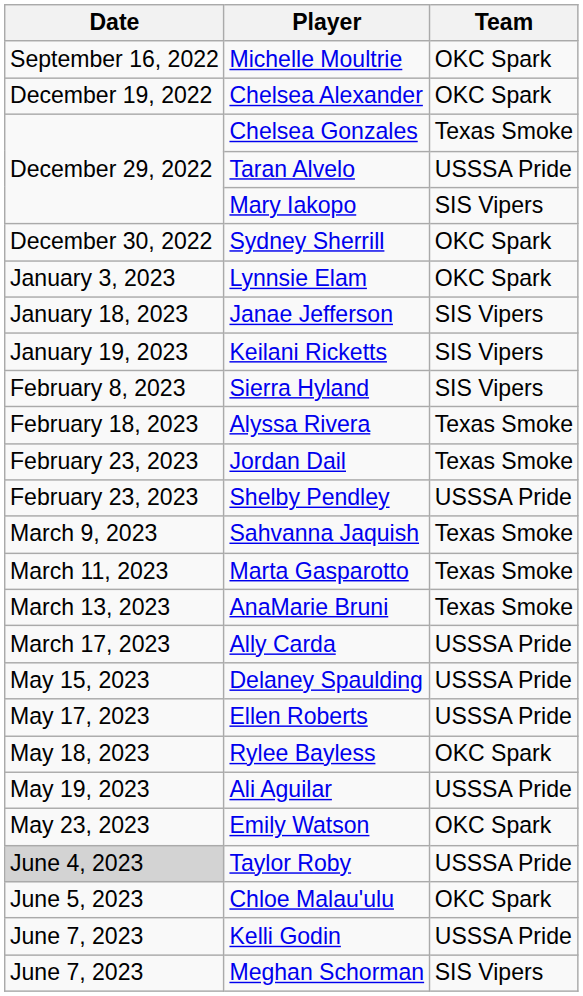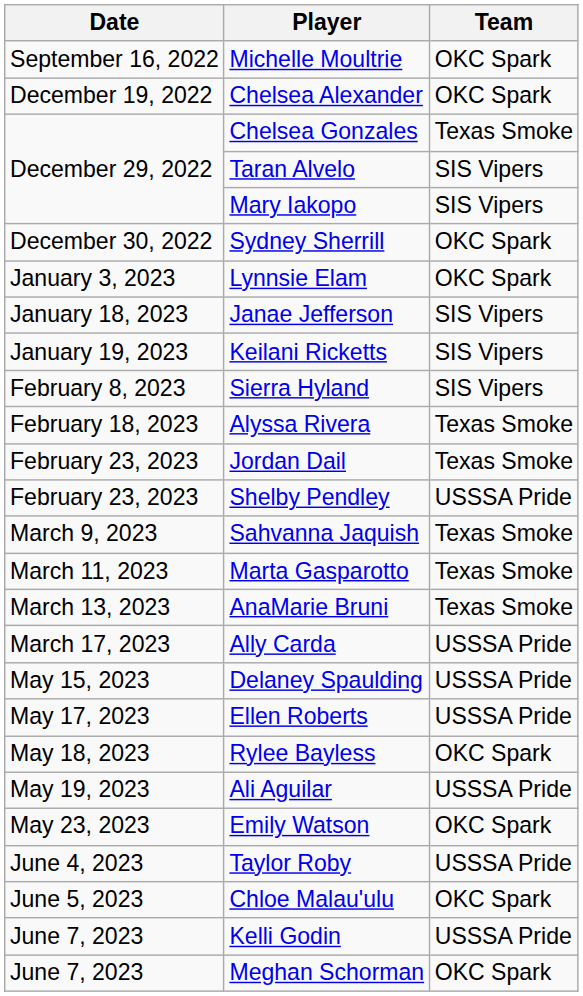(503, 168) USSSA Pride -> (489, 168) SIS Vipers
(77, 863) lightgrey background -> (77, 863) no background
(489, 972) SIS Vipers -> (493, 972) OKC Spark
